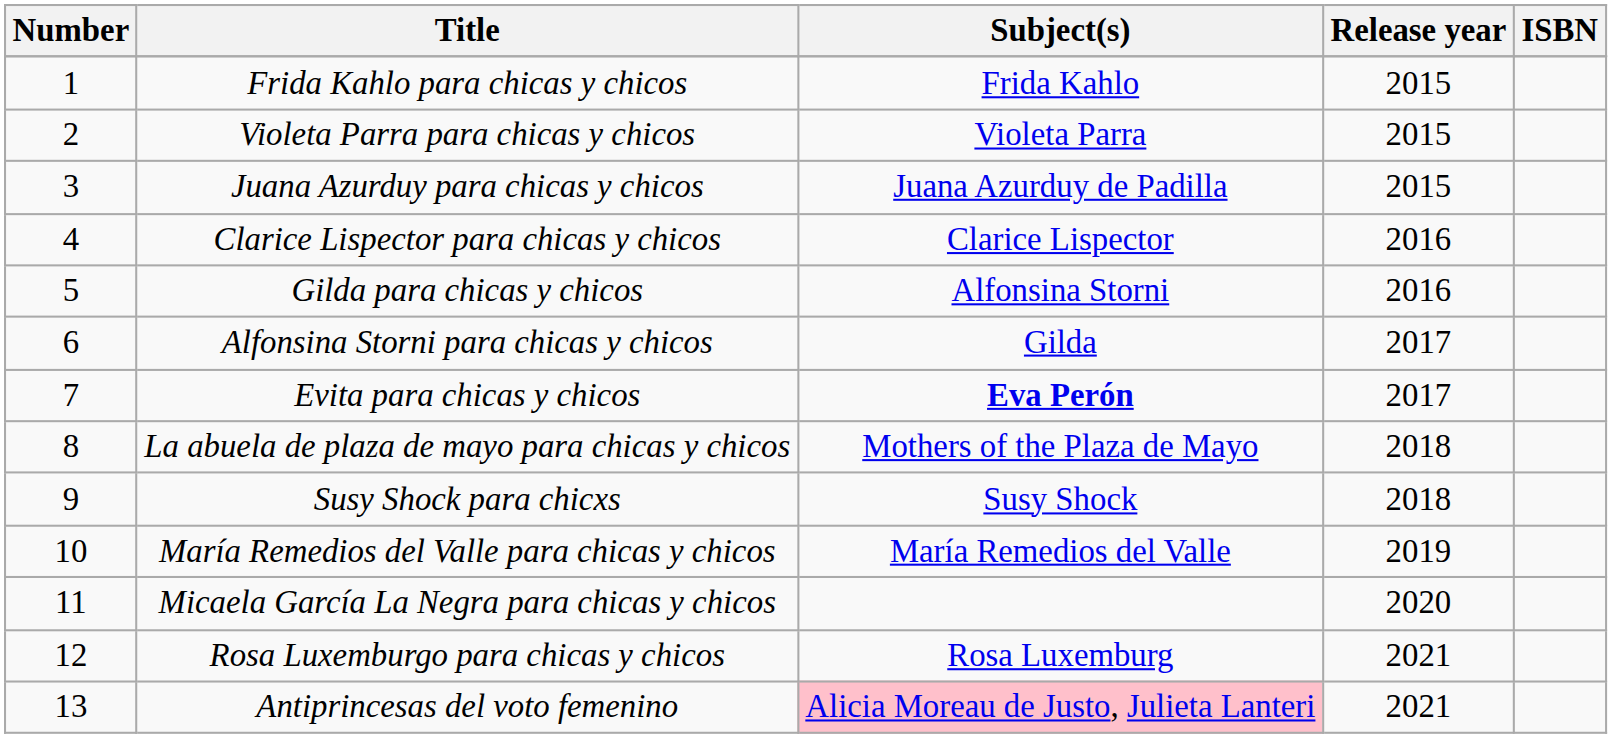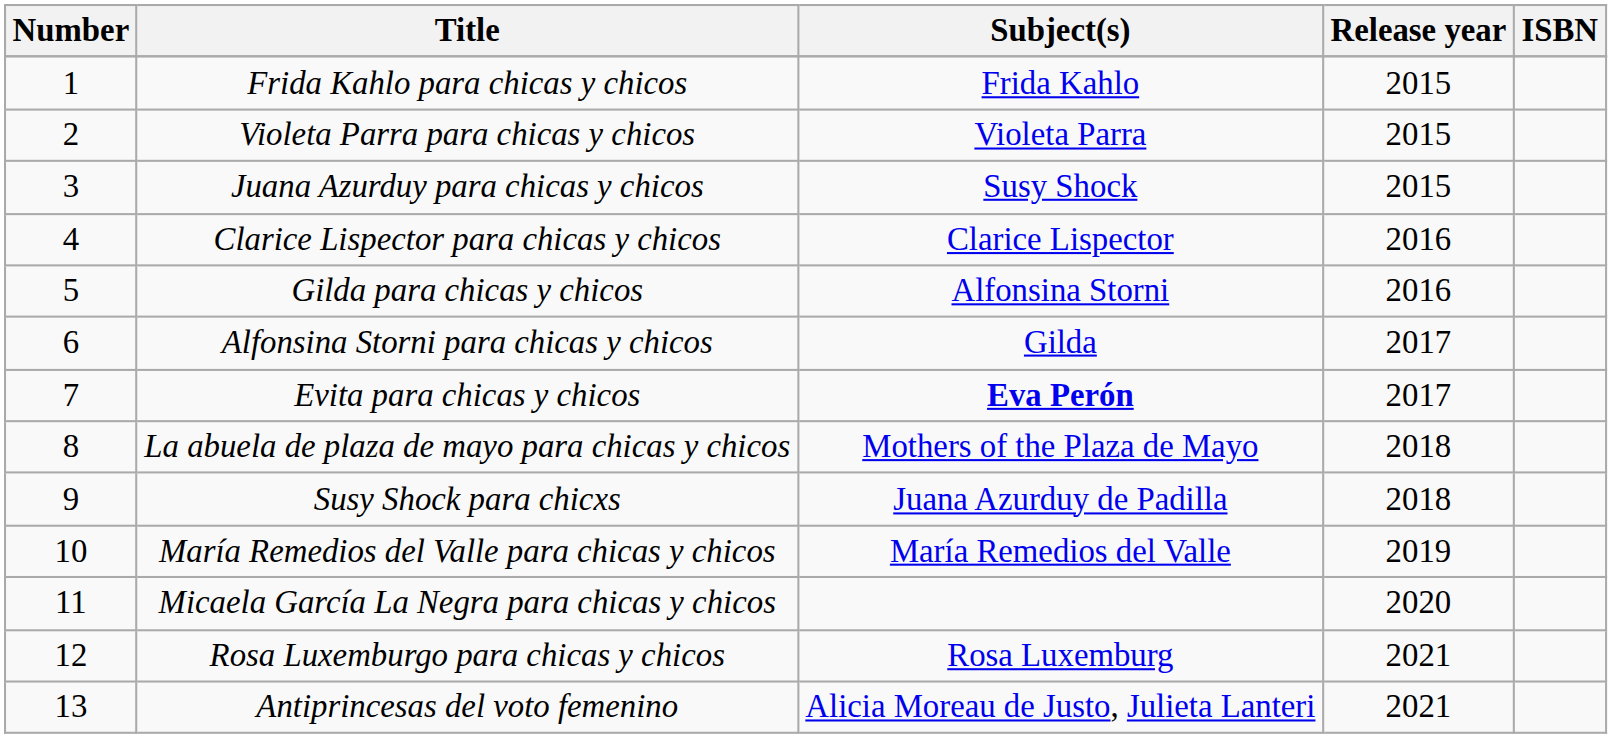(1060, 186) Juana Azurduy de Padilla -> (1060, 186) Susy Shock
(1060, 498) Susy Shock -> (1060, 498) Juana Azurduy de Padilla
(1060, 706) pink background -> (1060, 706) no background
